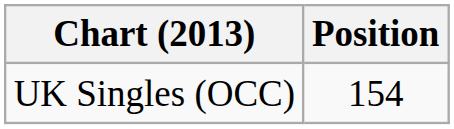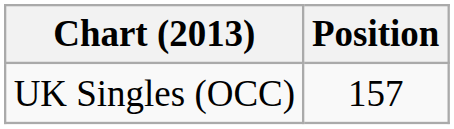(376, 92) 154 -> (376, 92) 157
